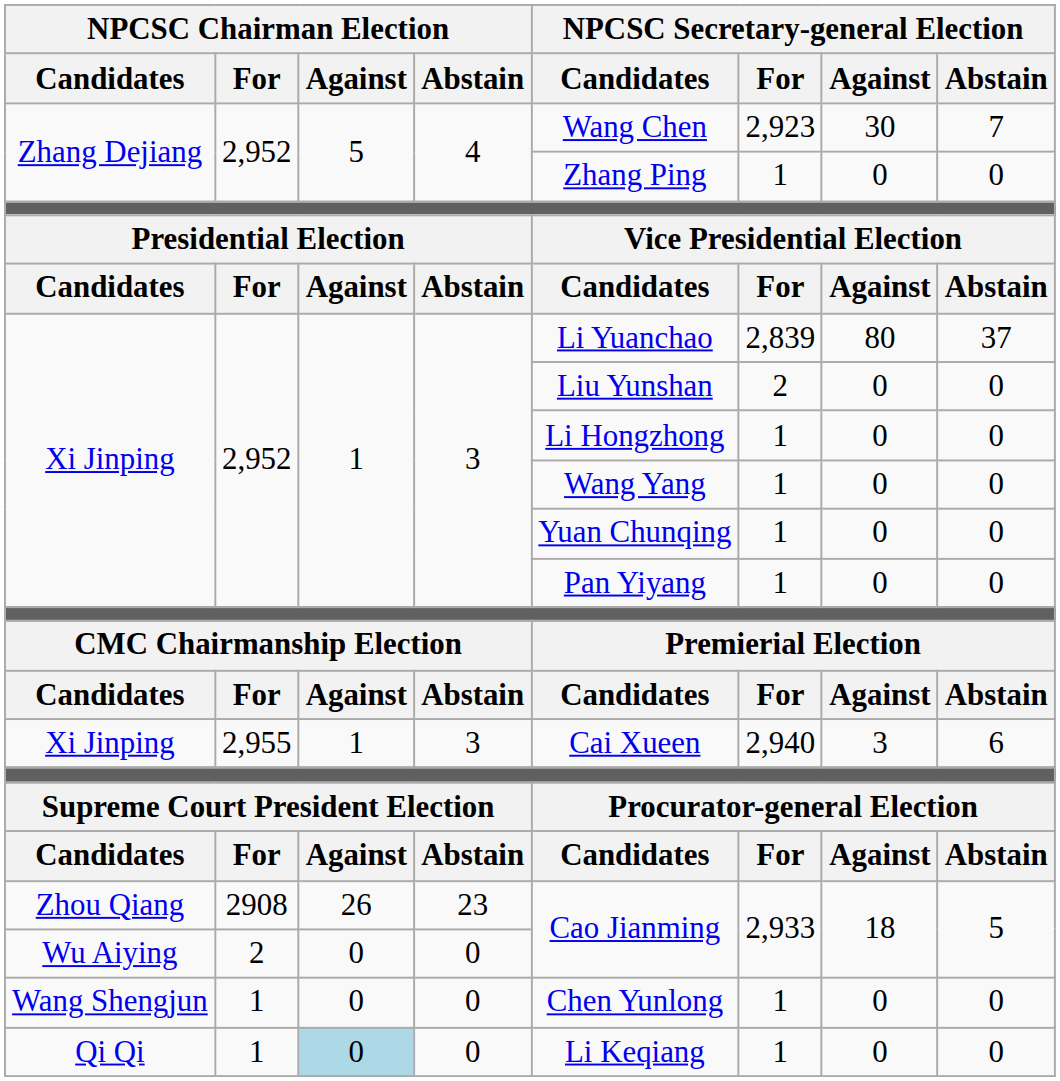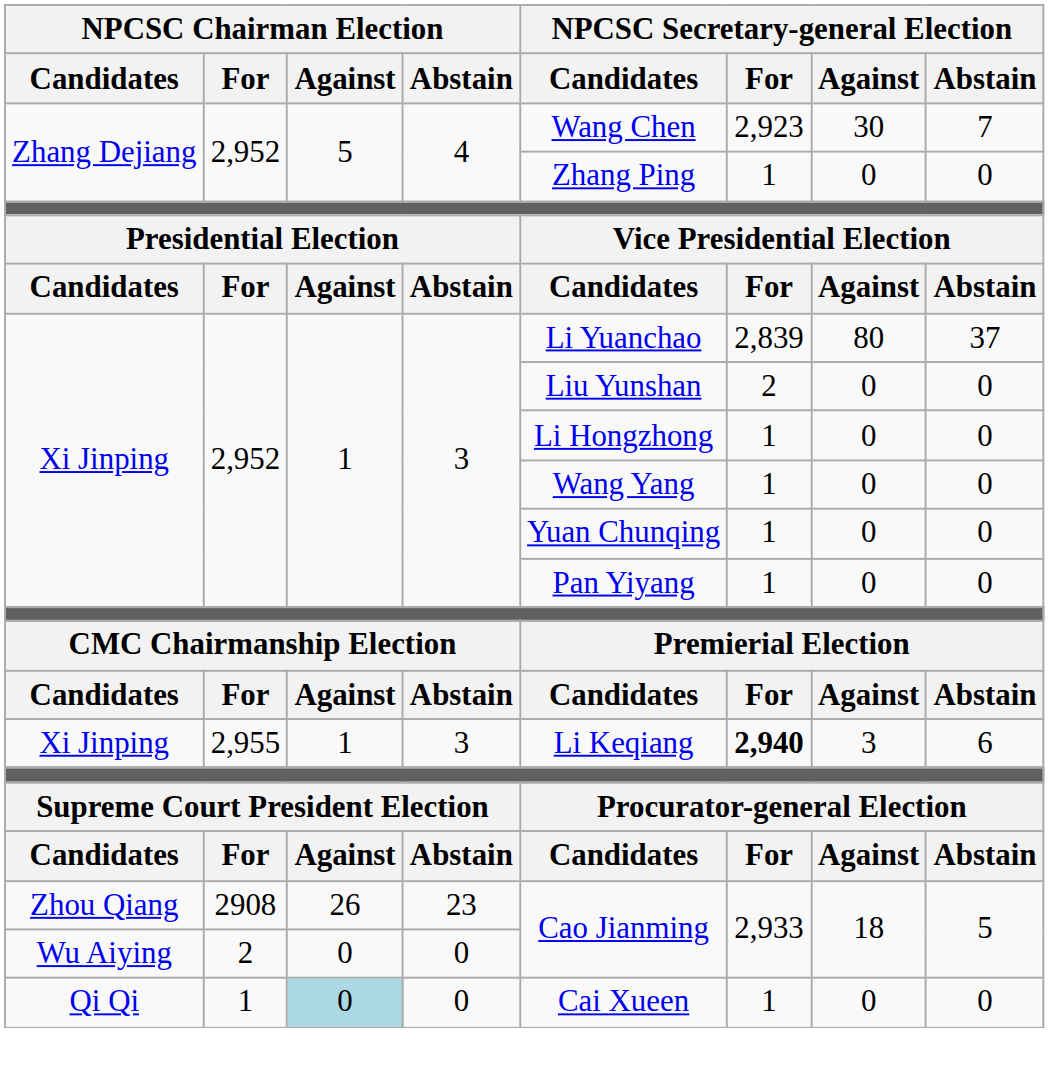(635, 743) Cai Xueen -> (624, 743) Li Keqiang
(780, 743) normal -> (769, 743) bold
- row: (110, 1002)
(635, 1051) Li Keqiang -> (624, 1002) Cai Xueen
